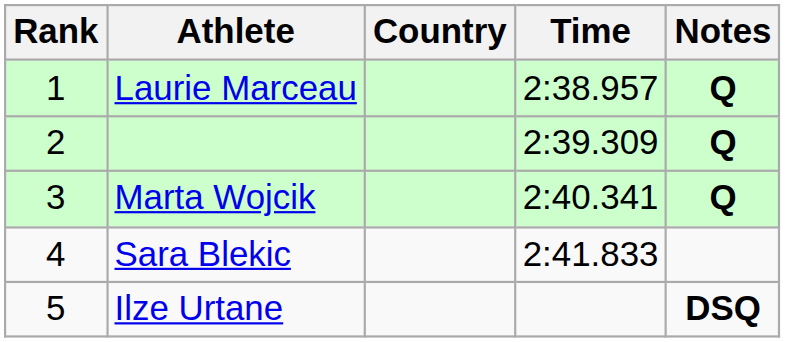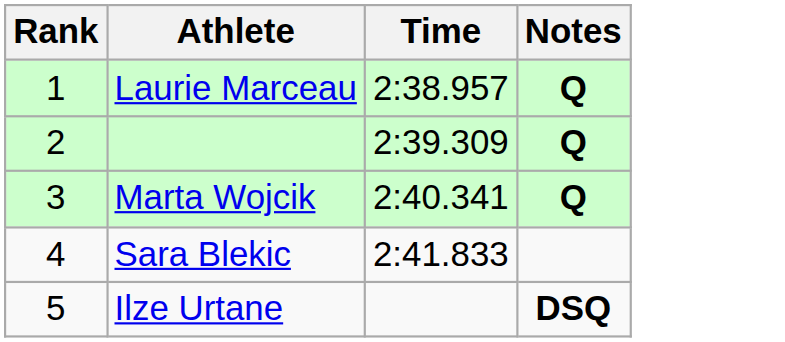- column: (440, 32)
